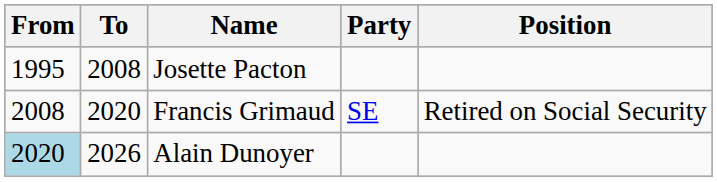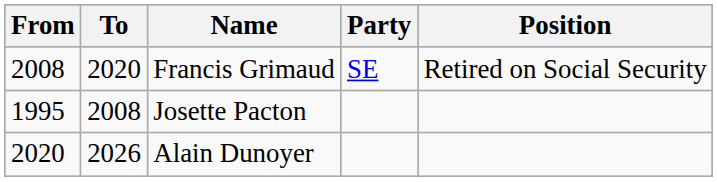rows swapped: (230, 68) <-> (244, 111)
(38, 153) lightblue background -> (38, 153) no background
